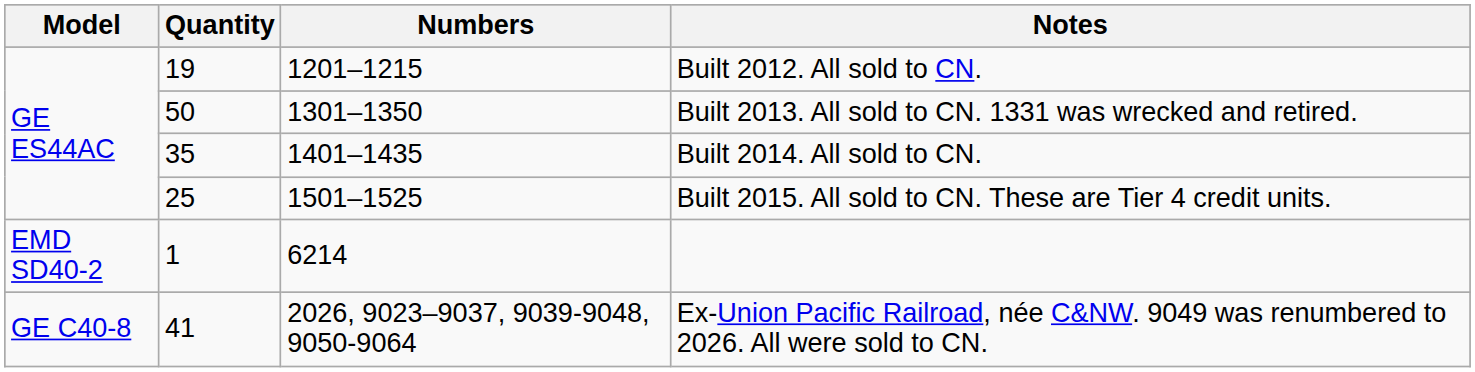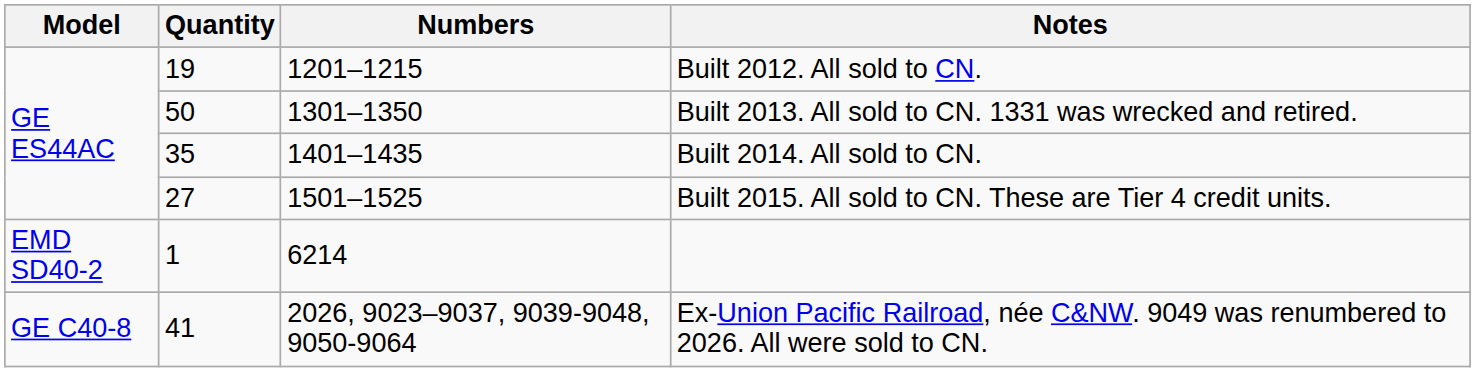(180, 197) 25 -> (180, 197) 27
